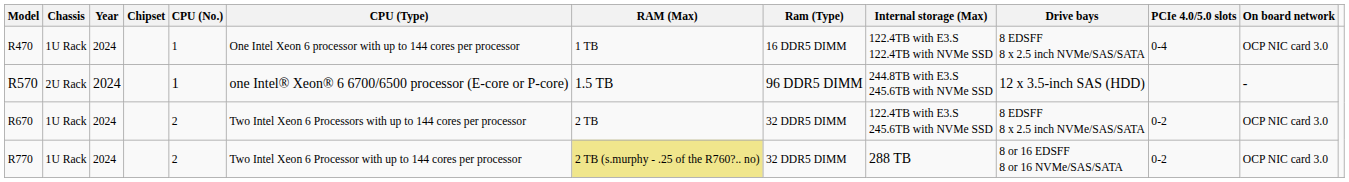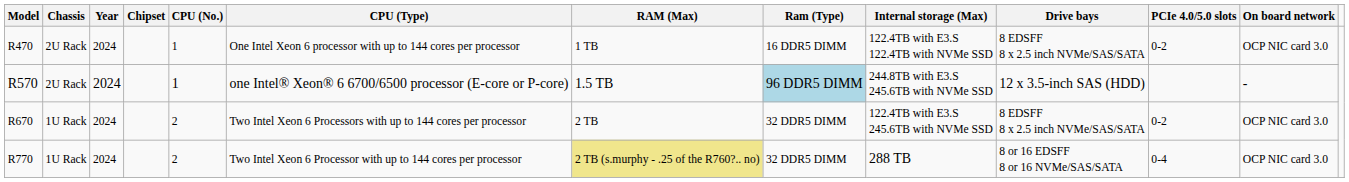(66, 46) 1U Rack -> (66, 46) 2U Rack
(1159, 46) 0-4 -> (1159, 46) 0-2
(814, 83) no background -> (814, 83) lightblue background
(1159, 159) 0-2 -> (1159, 159) 0-4
